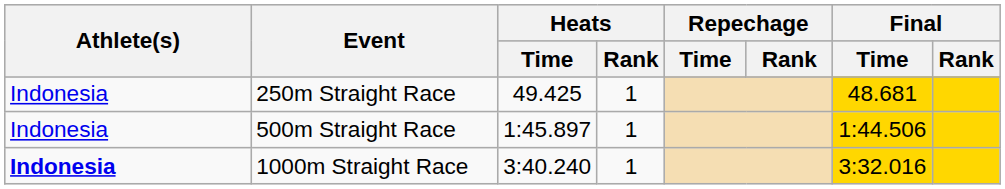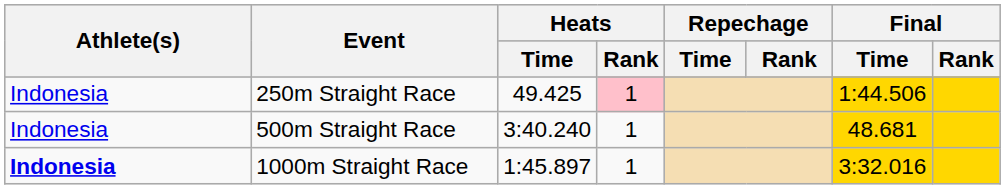(631, 94) no background -> (631, 94) pink background
(882, 94) 48.681 -> (882, 94) 1:44.506
(547, 130) 1:45.897 -> (547, 130) 3:40.240
(882, 130) 1:44.506 -> (882, 130) 48.681
(547, 166) 3:40.240 -> (547, 166) 1:45.897
